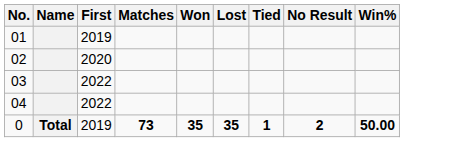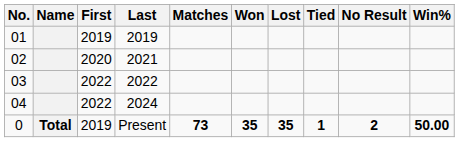+ column: (142, 15)
